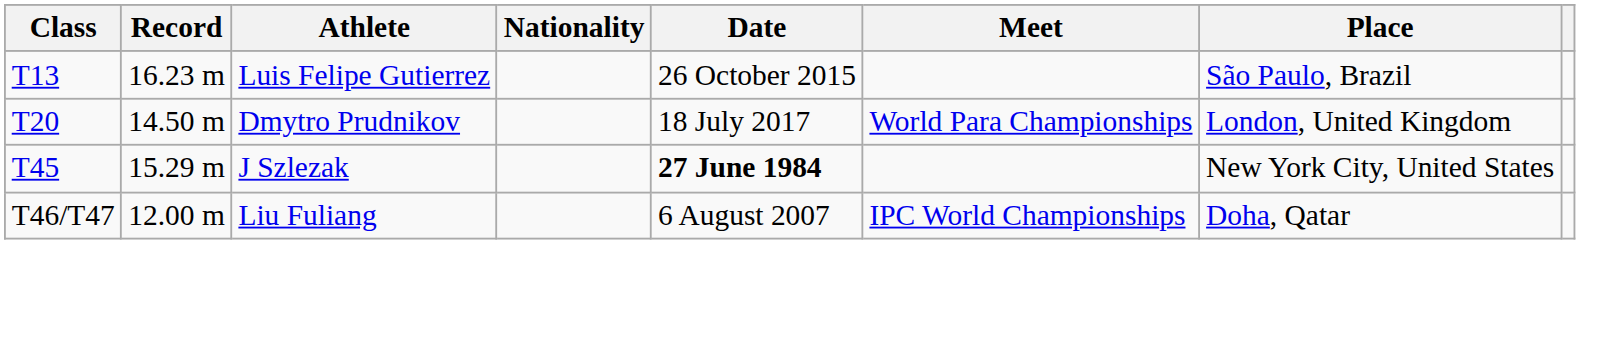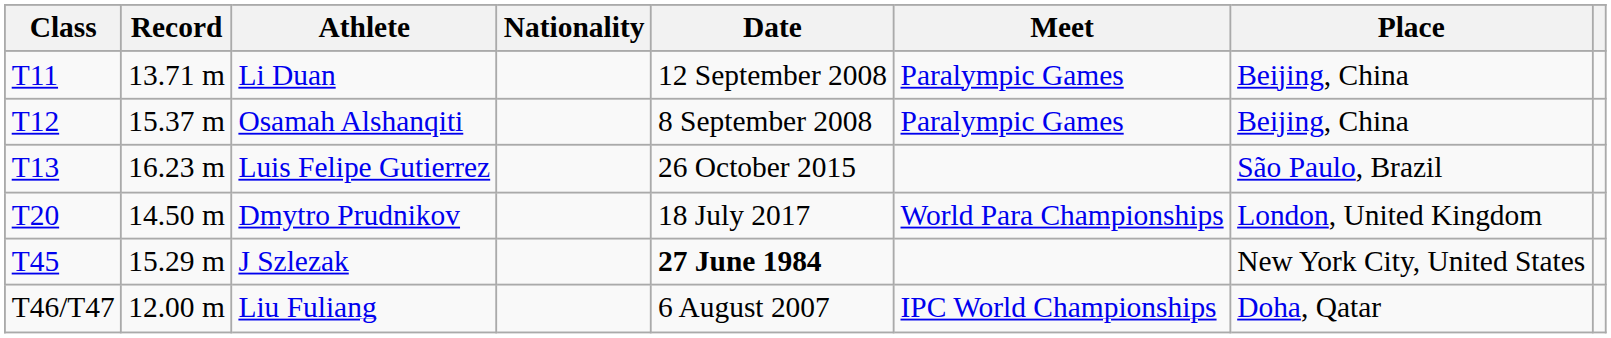+ row: (287, 74)
+ row: (351, 121)
